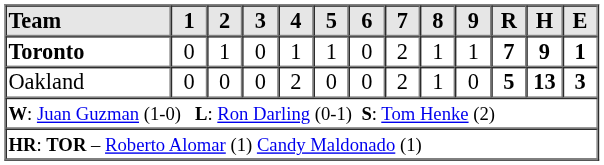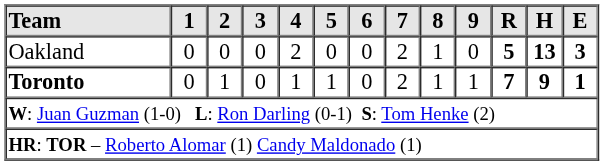rows swapped: (46, 51) <-> (46, 82)
